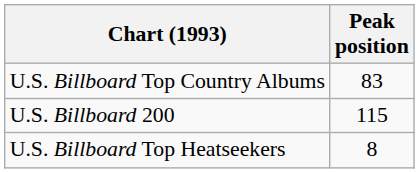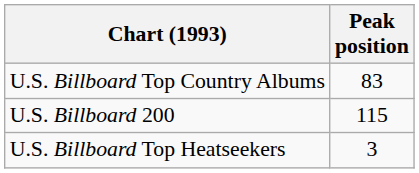(372, 149) 8 -> (372, 149) 3
